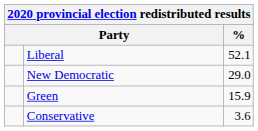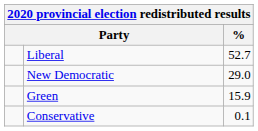(239, 55) 52.1 -> (239, 55) 52.7
(243, 116) 3.6 -> (243, 116) 0.1
